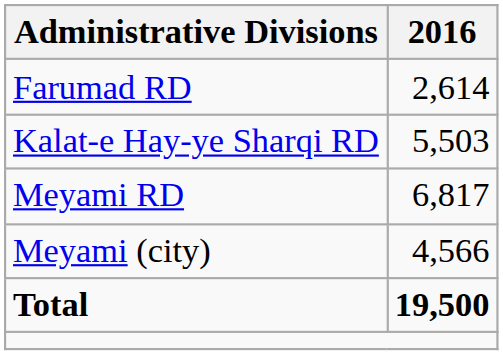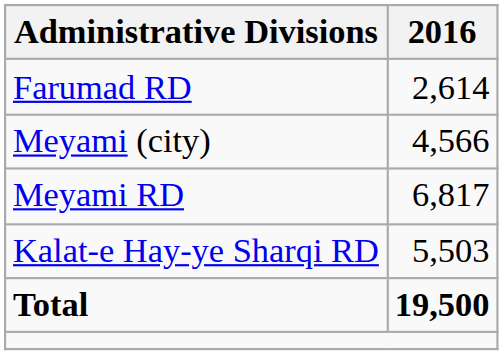rows swapped: (196, 140) <-> (112, 250)
